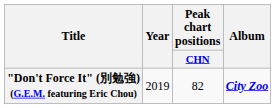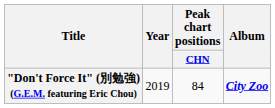(198, 85) 82 -> (198, 85) 84
